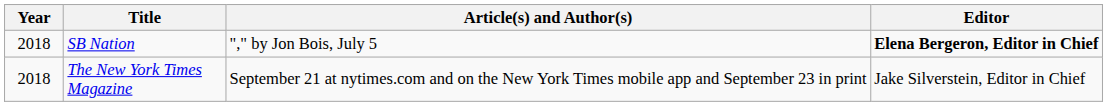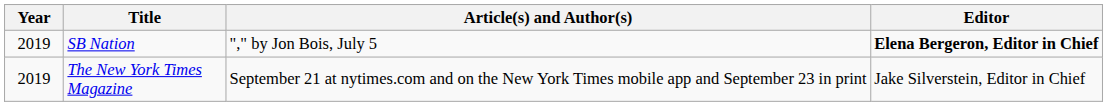(34, 43) 2018 -> (34, 43) 2019
(34, 79) 2018 -> (34, 79) 2019
